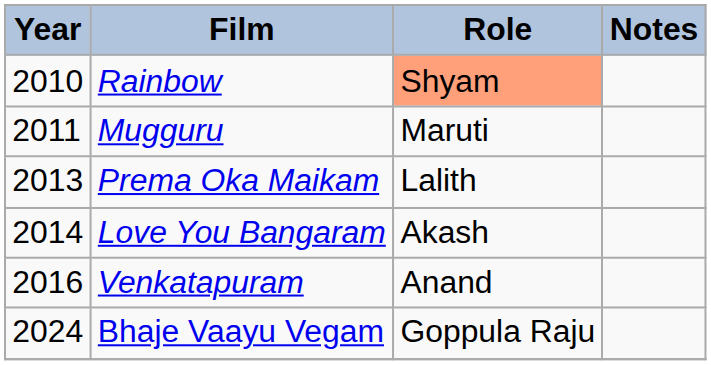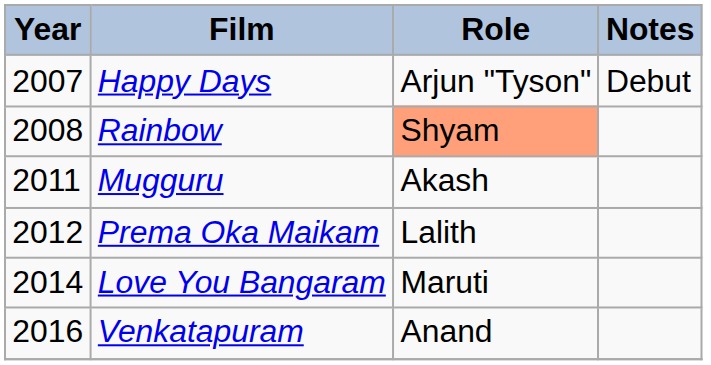+ row: (185, 80)
(48, 80) 2010 -> (48, 130) 2008
(445, 130) Maruti -> (445, 181) Akash
(48, 181) 2013 -> (48, 231) 2012
(445, 231) Akash -> (445, 282) Maruti
- row: (241, 332)
